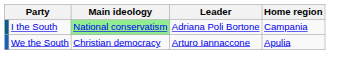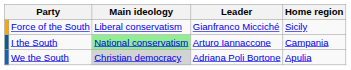+ row: (50, 27)
(216, 27) Adriana Poli Bortone -> (232, 42) Arturo Iannaccone
(117, 42) no background -> (138, 58) lightgrey background
(211, 42) Arturo Iannaccone -> (237, 58) Adriana Poli Bortone
